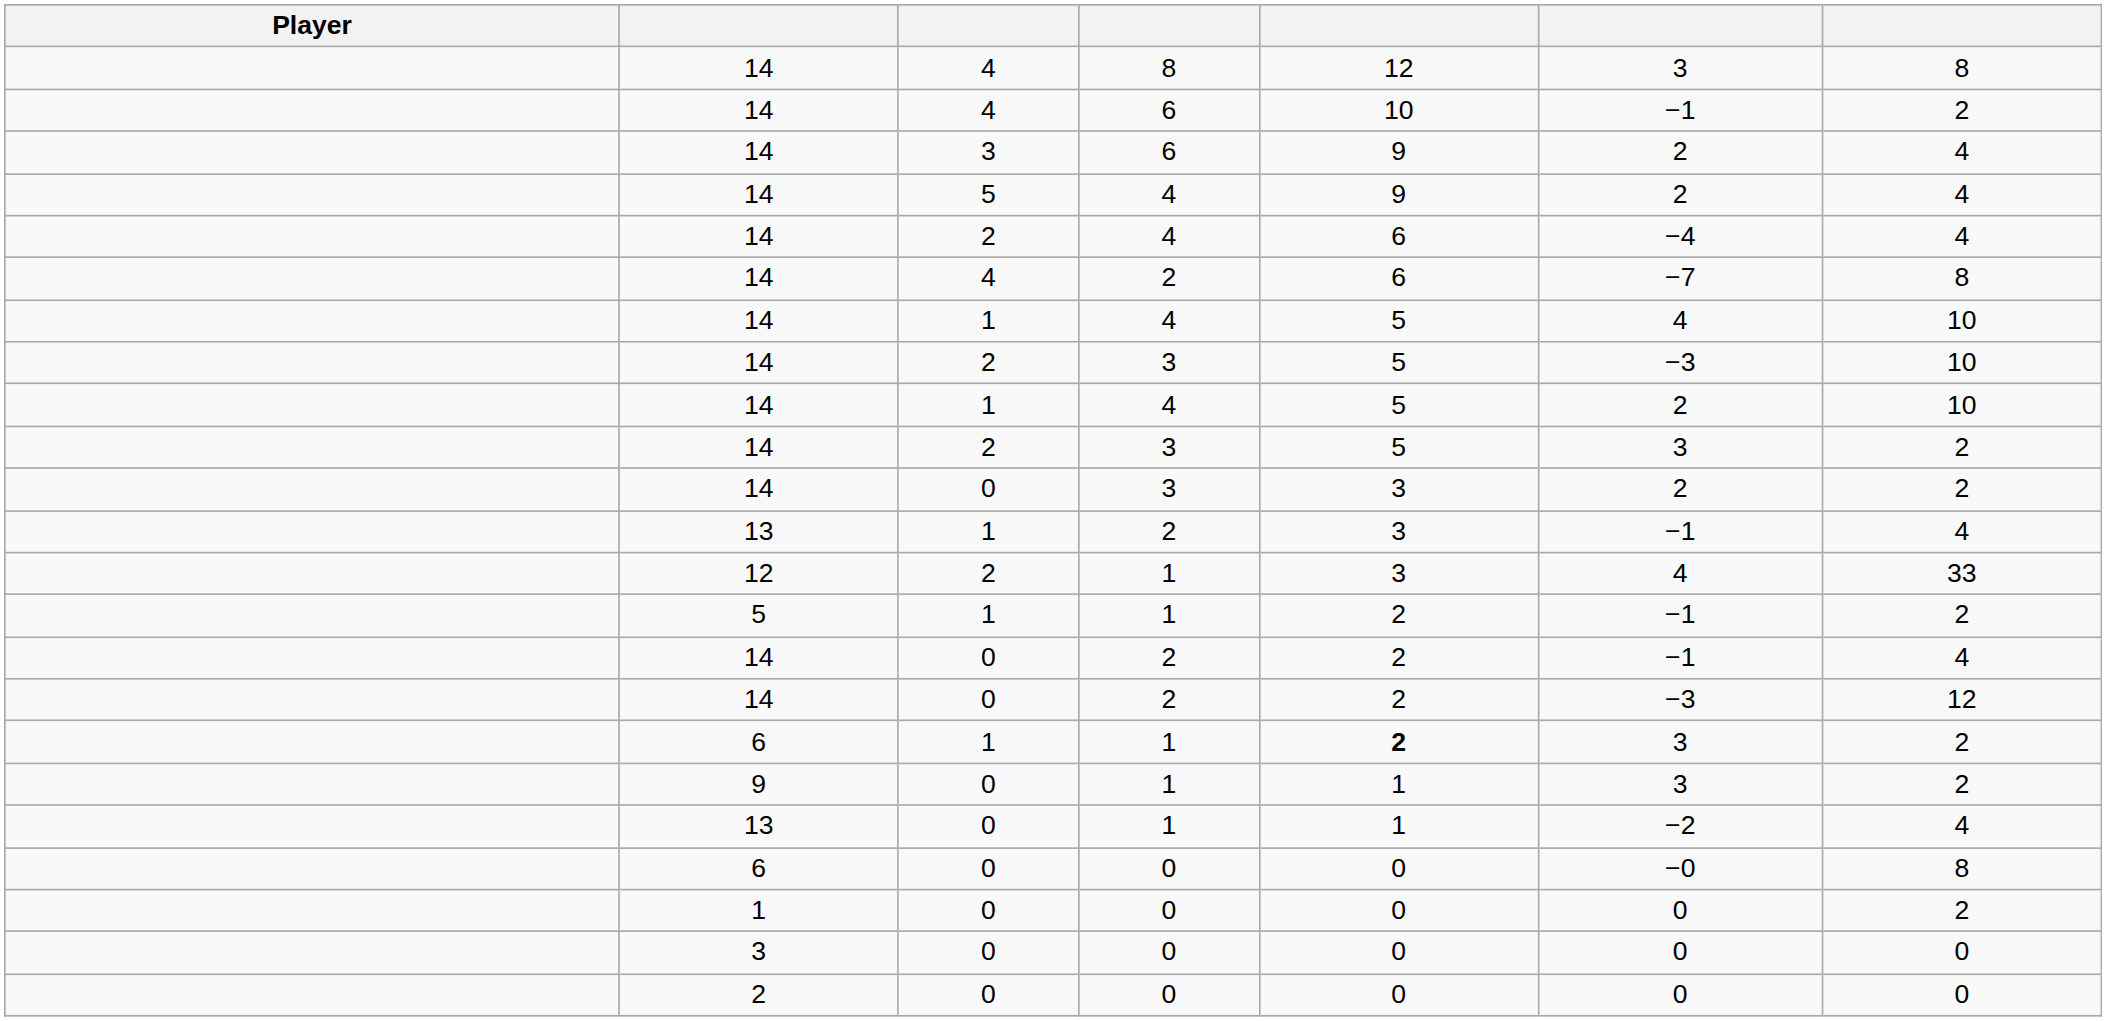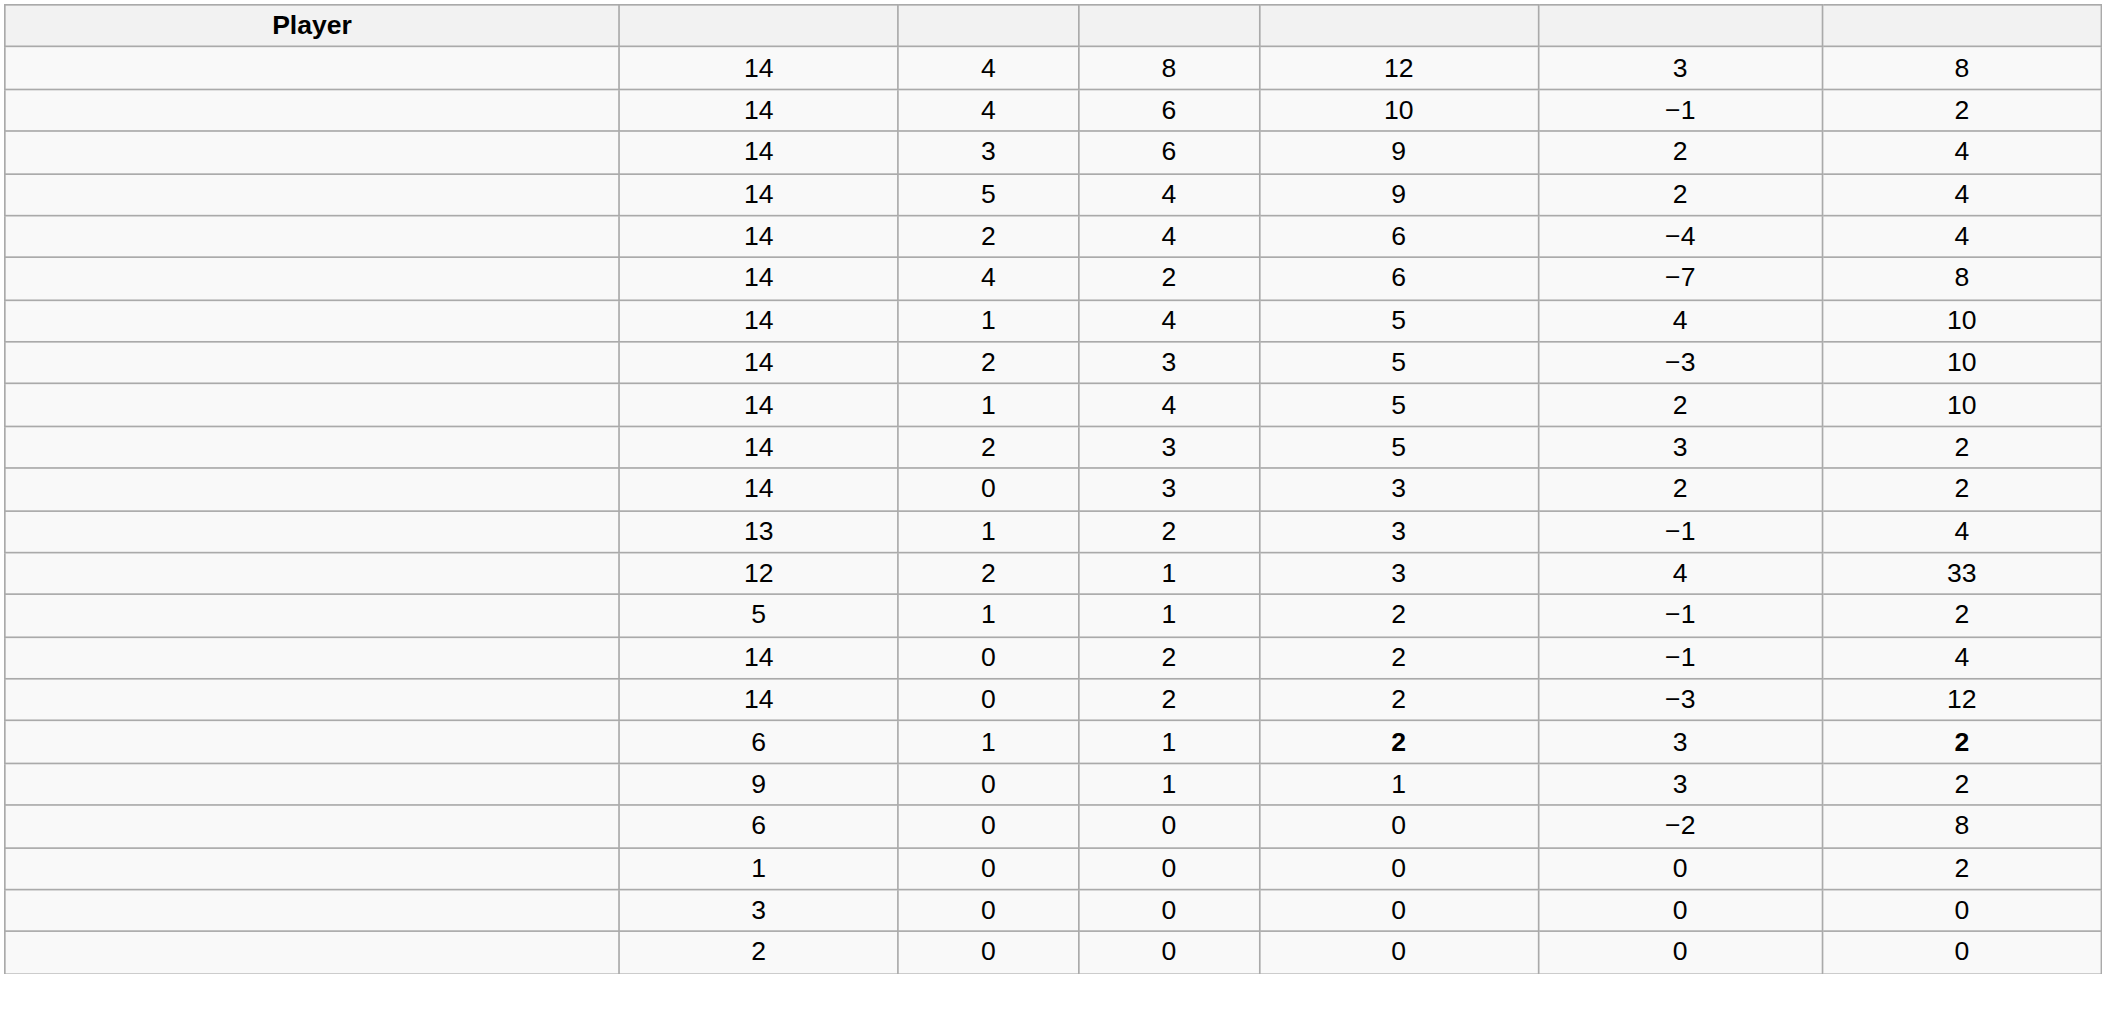(1962, 741) normal -> (1962, 741) bold
- row: (759, 825)
(1680, 868) −0 -> (1680, 825) −2
